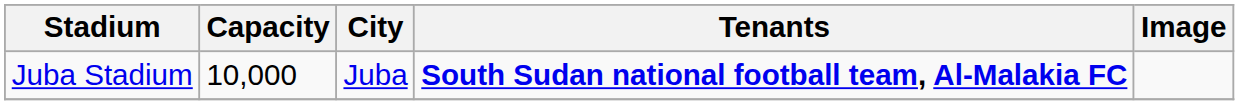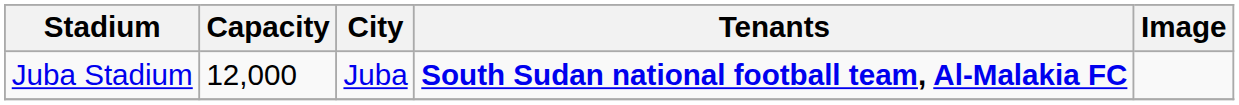(252, 74) 10,000 -> (252, 74) 12,000
